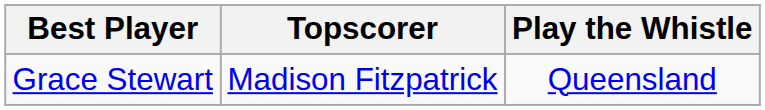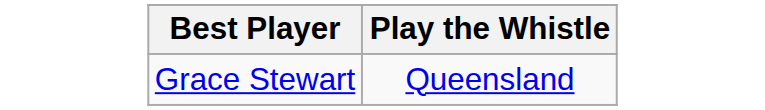- column: (362, 29)
